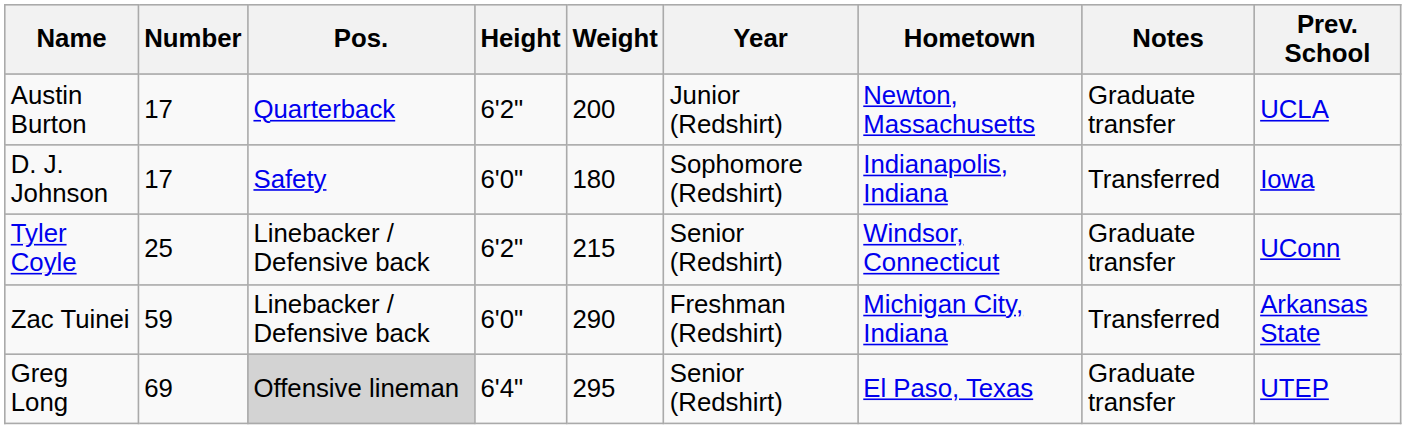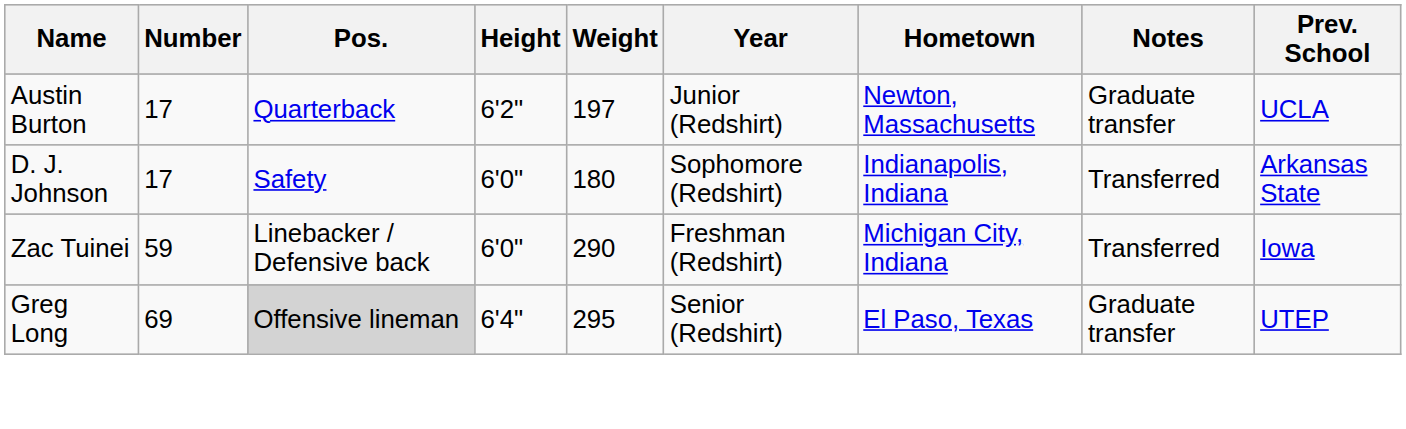(594, 109) 200 -> (594, 109) 197
(1287, 179) Iowa -> (1314, 179) Arkansas State
- row: (44, 248)
(1314, 318) Arkansas State -> (1287, 248) Iowa
